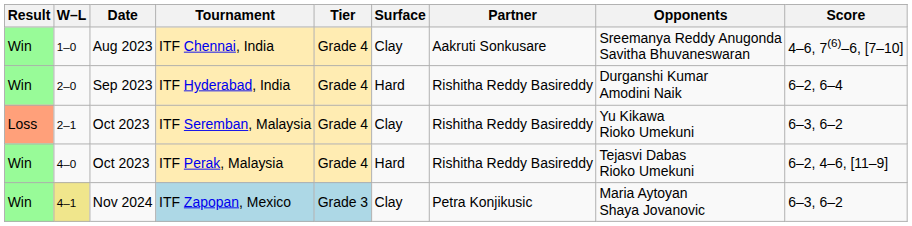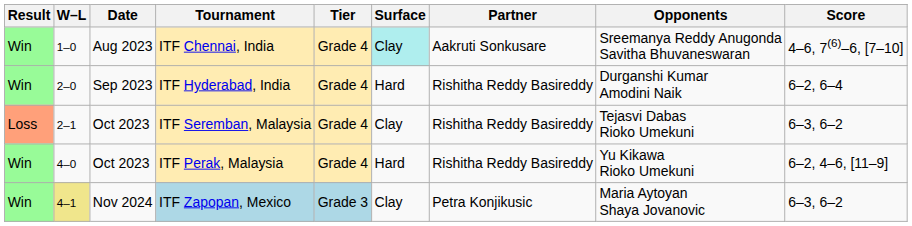(389, 46) no background -> (389, 46) paleturquoise background
(647, 123) Yu Kikawa Rioko Umekuni -> (647, 123) Tejasvi Dabas Rioko Umekuni
(647, 162) Tejasvi Dabas Rioko Umekuni -> (647, 162) Yu Kikawa Rioko Umekuni
